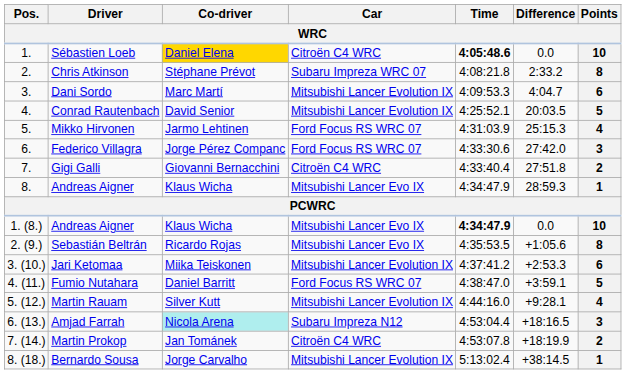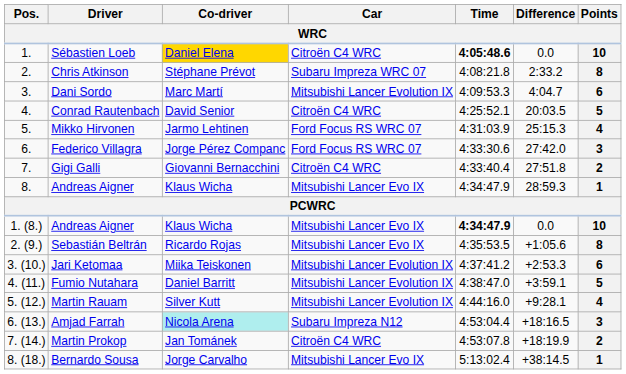(372, 111) Mitsubishi Lancer Evolution IX -> (336, 111) Citroën C4 WRC
(356, 284) Ford Focus RS WRC 07 -> (372, 284) Mitsubishi Lancer Evolution IX
(372, 360) Mitsubishi Lancer Evolution IX -> (358, 360) Mitsubishi Lancer Evo IX
